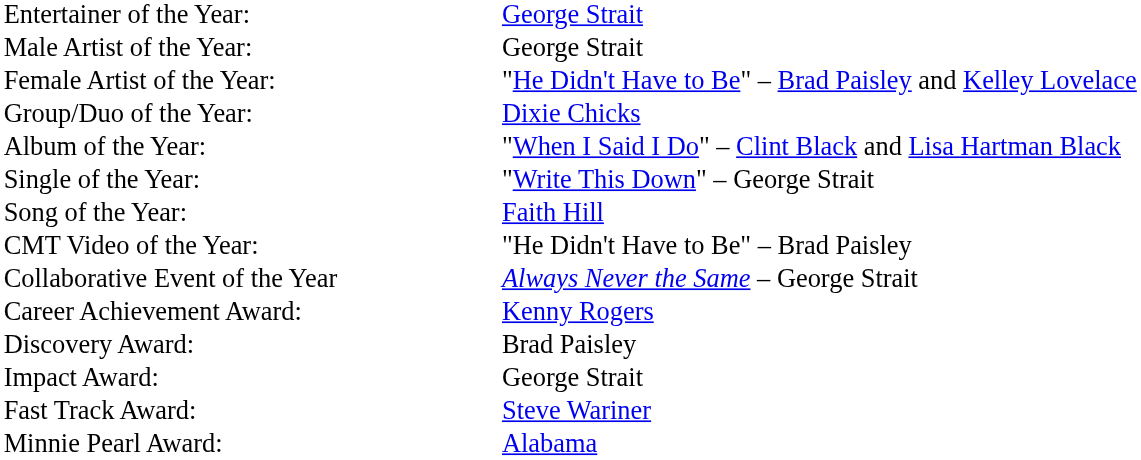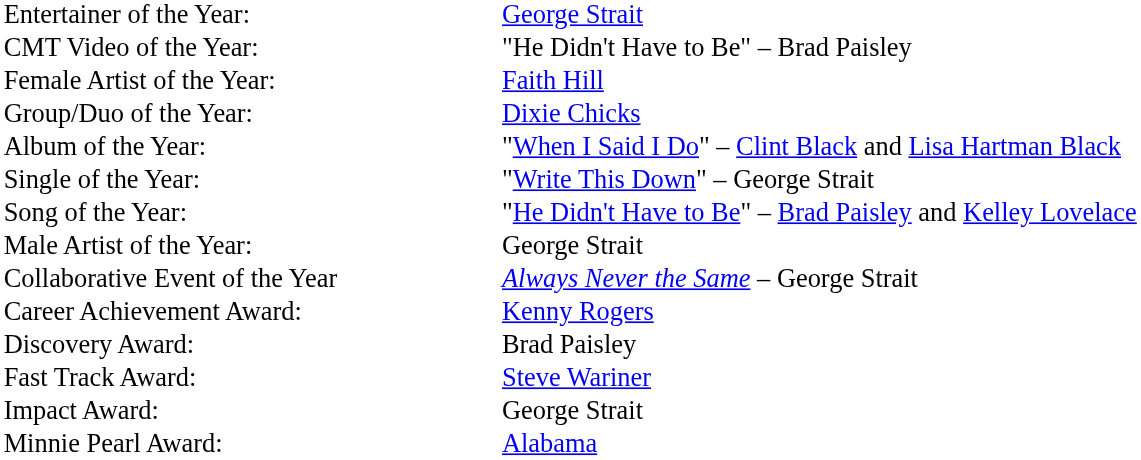rows swapped: (128, 47) <-> (131, 245)
(819, 80) "He Didn't Have to Be" – Brad Paisley and Kelley Lovelace -> (553, 80) Faith Hill
(553, 212) Faith Hill -> (819, 212) "He Didn't Have to Be" – Brad Paisley and Kelley Lovelace
rows swapped: (100, 410) <-> (81, 377)
